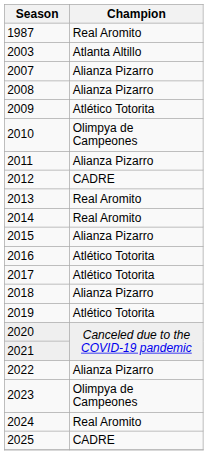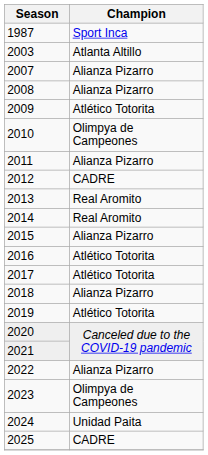(107, 33) Real Aromito -> (100, 33) Sport Inca
(107, 421) Real Aromito -> (107, 421) Unidad Paita
